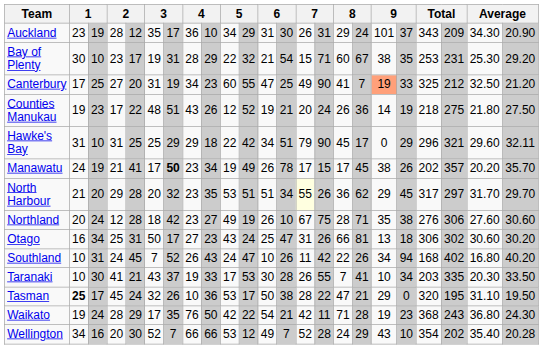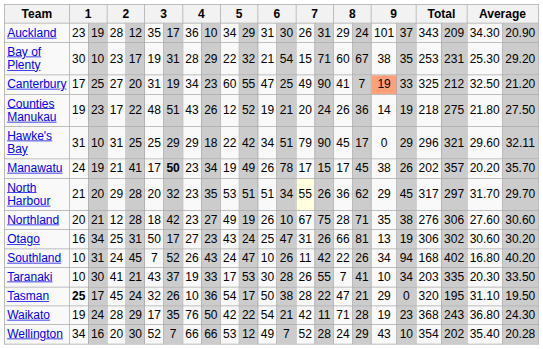(98, 220) 24 -> (98, 220) 21
(406, 239) 18 -> (406, 239) 19
(230, 296) 53 -> (230, 296) 54
